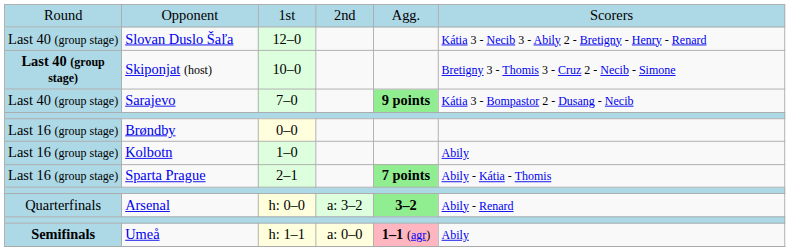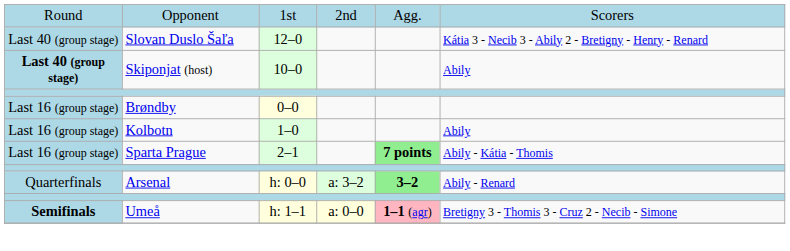(559, 70) Bretigny 3 - Thomis 3 - Cruz 2 - Necib - Simone -> (457, 70) Abily
- row: (150, 100)
(455, 235) Abily -> (560, 212) Bretigny 3 - Thomis 3 - Cruz 2 - Necib - Simone
